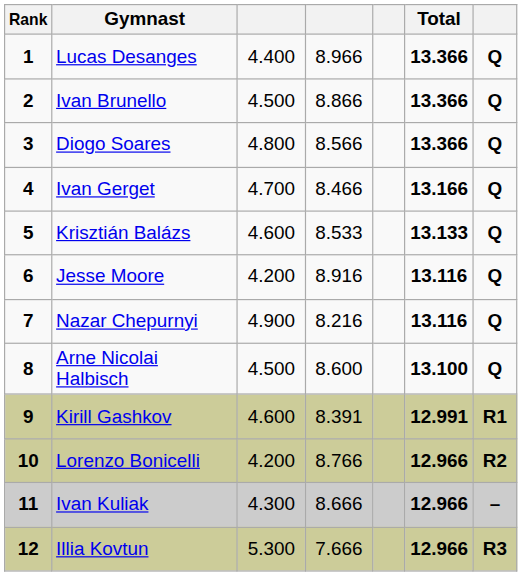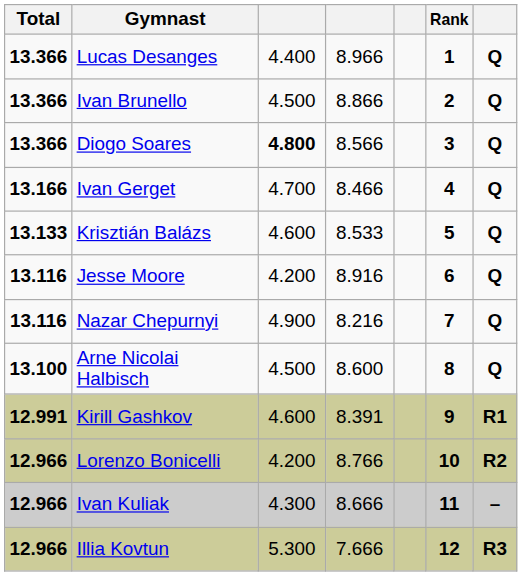columns swapped: (28, 20) <-> (439, 19)
(271, 144) normal -> (292, 144) bold
